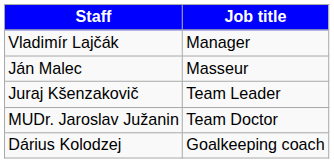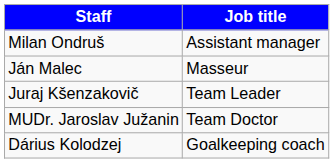- row: (63, 42)
+ row: (56, 42)
